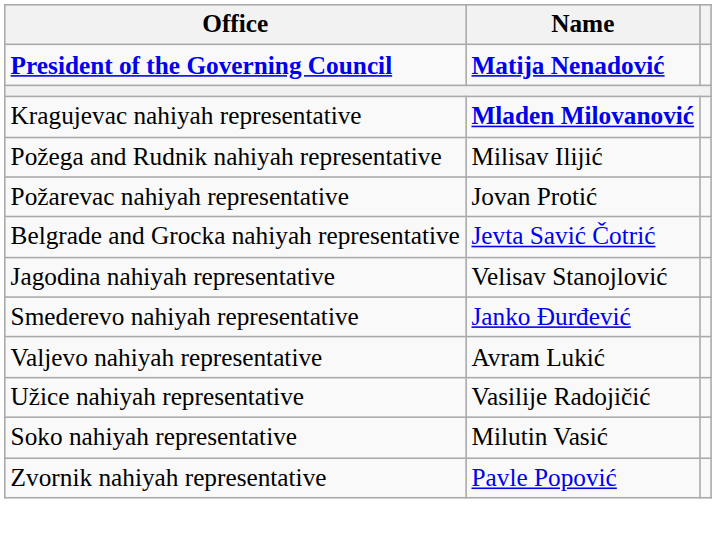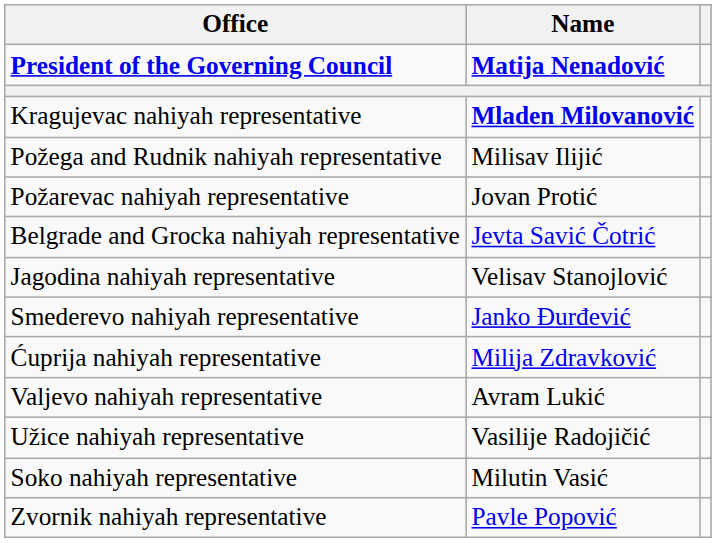+ row: (166, 356)
